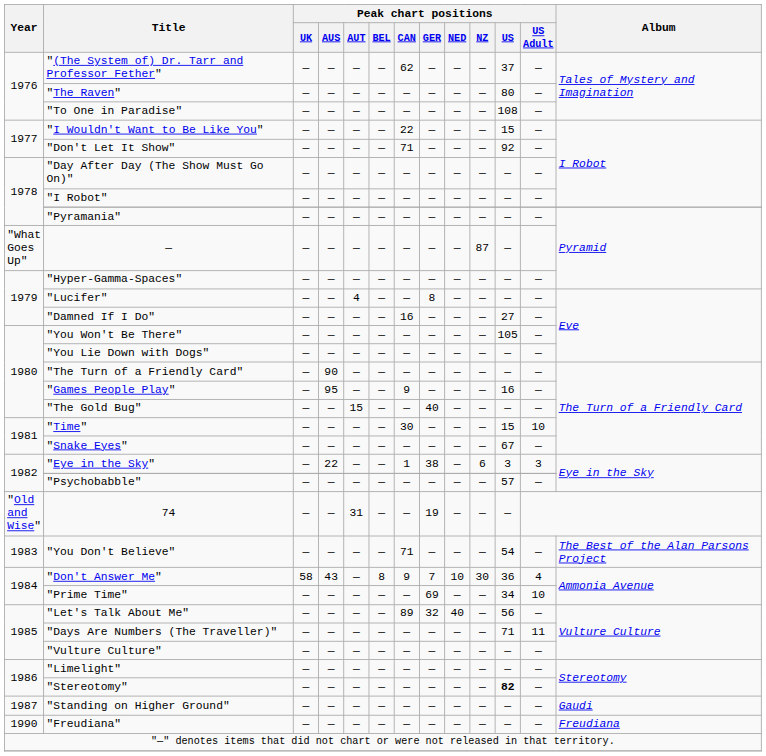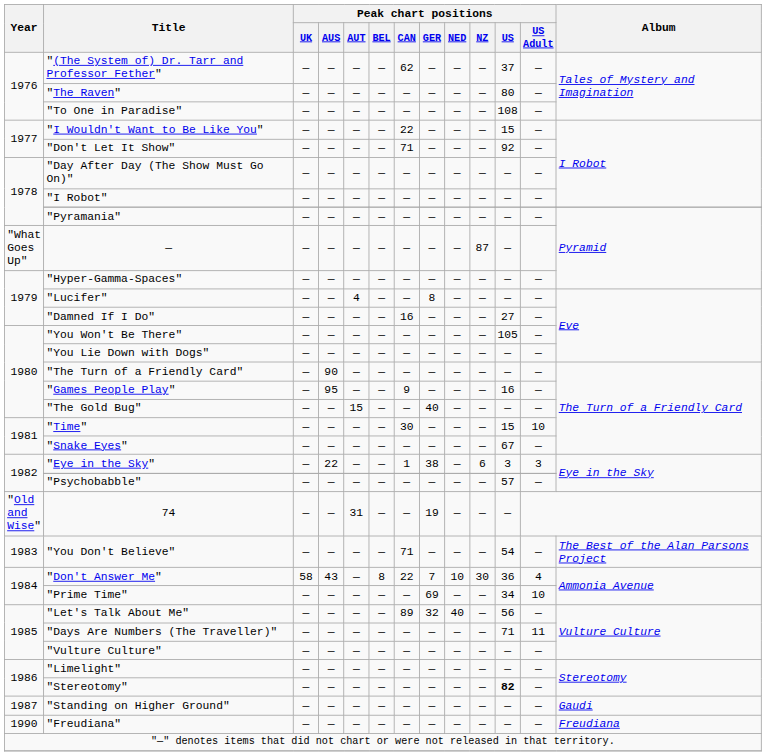(407, 577) 9 -> (407, 577) 22
